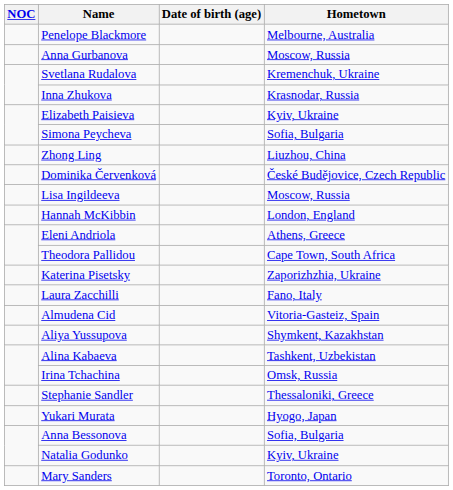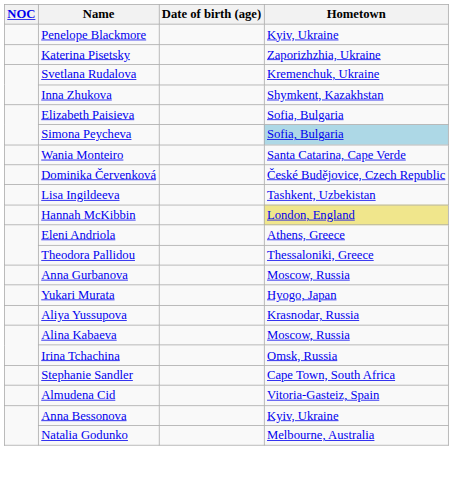(321, 34) Melbourne, Australia -> (303, 34) Kyiv, Ukraine
rows swapped: (85, 54) <-> (86, 275)
(313, 94) Krasnodar, Russia -> (325, 94) Shymkent, Kazakhstan
(303, 114) Kyiv, Ukraine -> (305, 114) Sofia, Bulgaria
(305, 134) no background -> (305, 134) lightblue background
+ row: (82, 154)
- row: (71, 154)
(308, 194) Moscow, Russia -> (321, 194) Tashkent, Uzbekistan
(311, 214) no background -> (311, 214) khaki background
(331, 255) Cape Town, South Africa -> (320, 255) Thessaloniki, Greece
- row: (80, 295)
rows swapped: (78, 415) <-> (78, 315)
(325, 335) Shymkent, Kazakhstan -> (313, 315) Krasnodar, Russia
(321, 355) Tashkent, Uzbekistan -> (308, 335) Moscow, Russia
(320, 395) Thessaloniki, Greece -> (331, 375) Cape Town, South Africa
(305, 435) Sofia, Bulgaria -> (303, 415) Kyiv, Ukraine
(303, 455) Kyiv, Ukraine -> (321, 435) Melbourne, Australia
- row: (77, 475)
